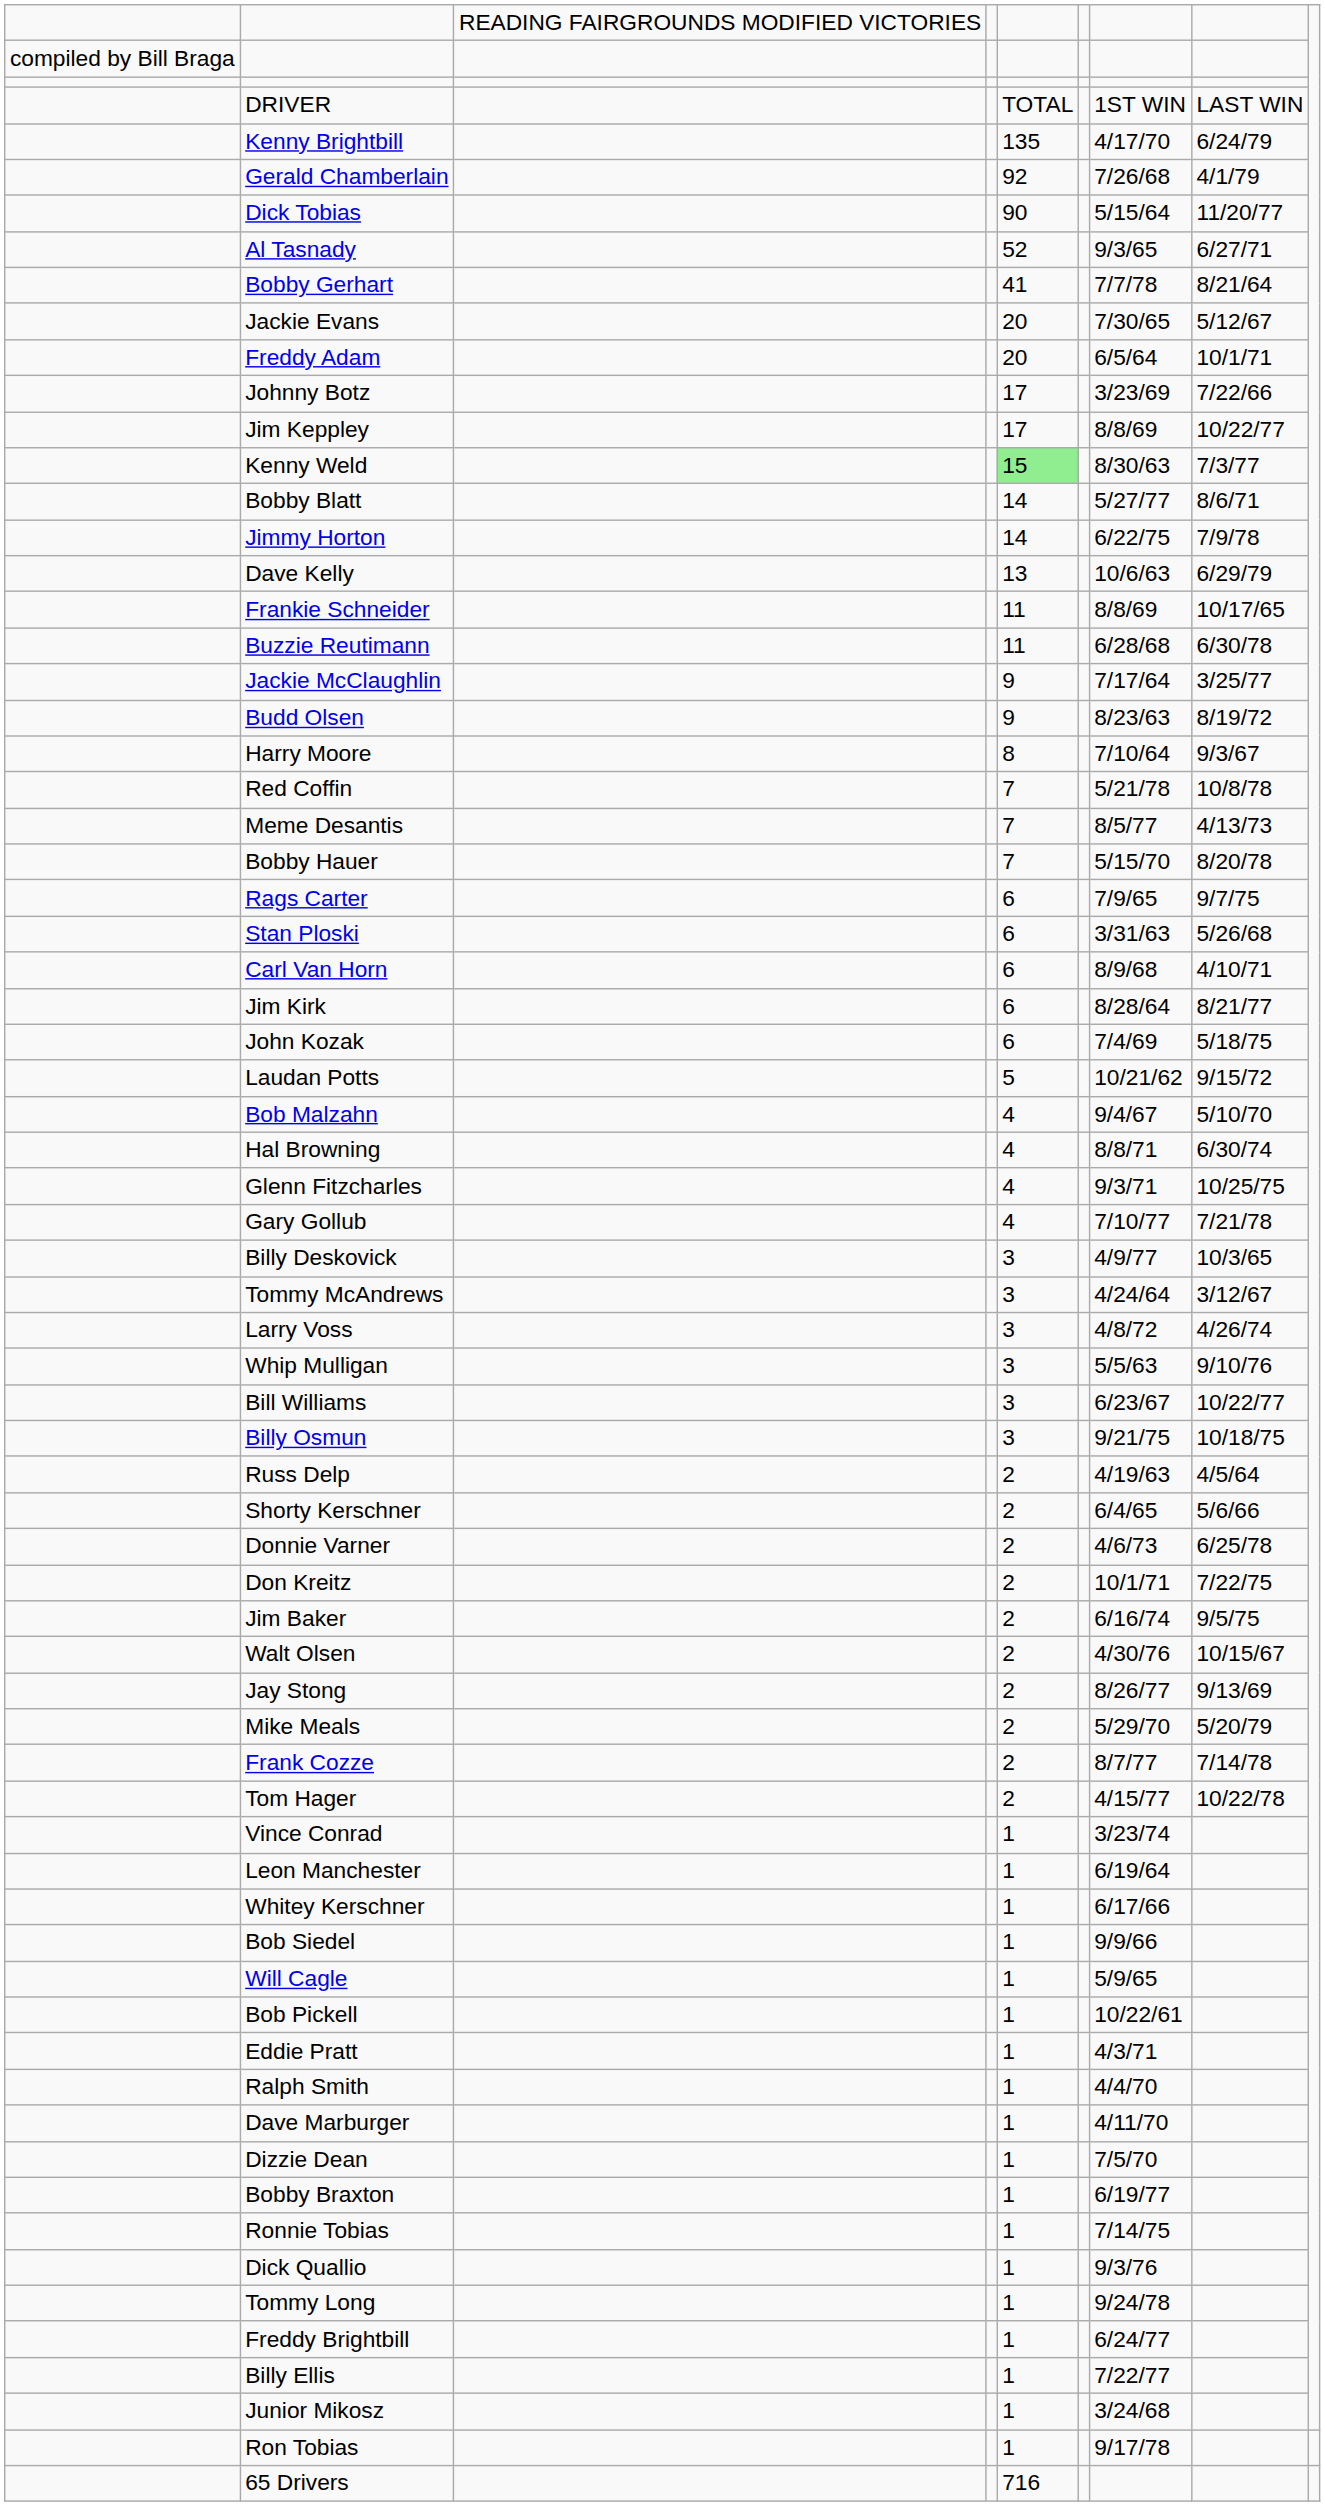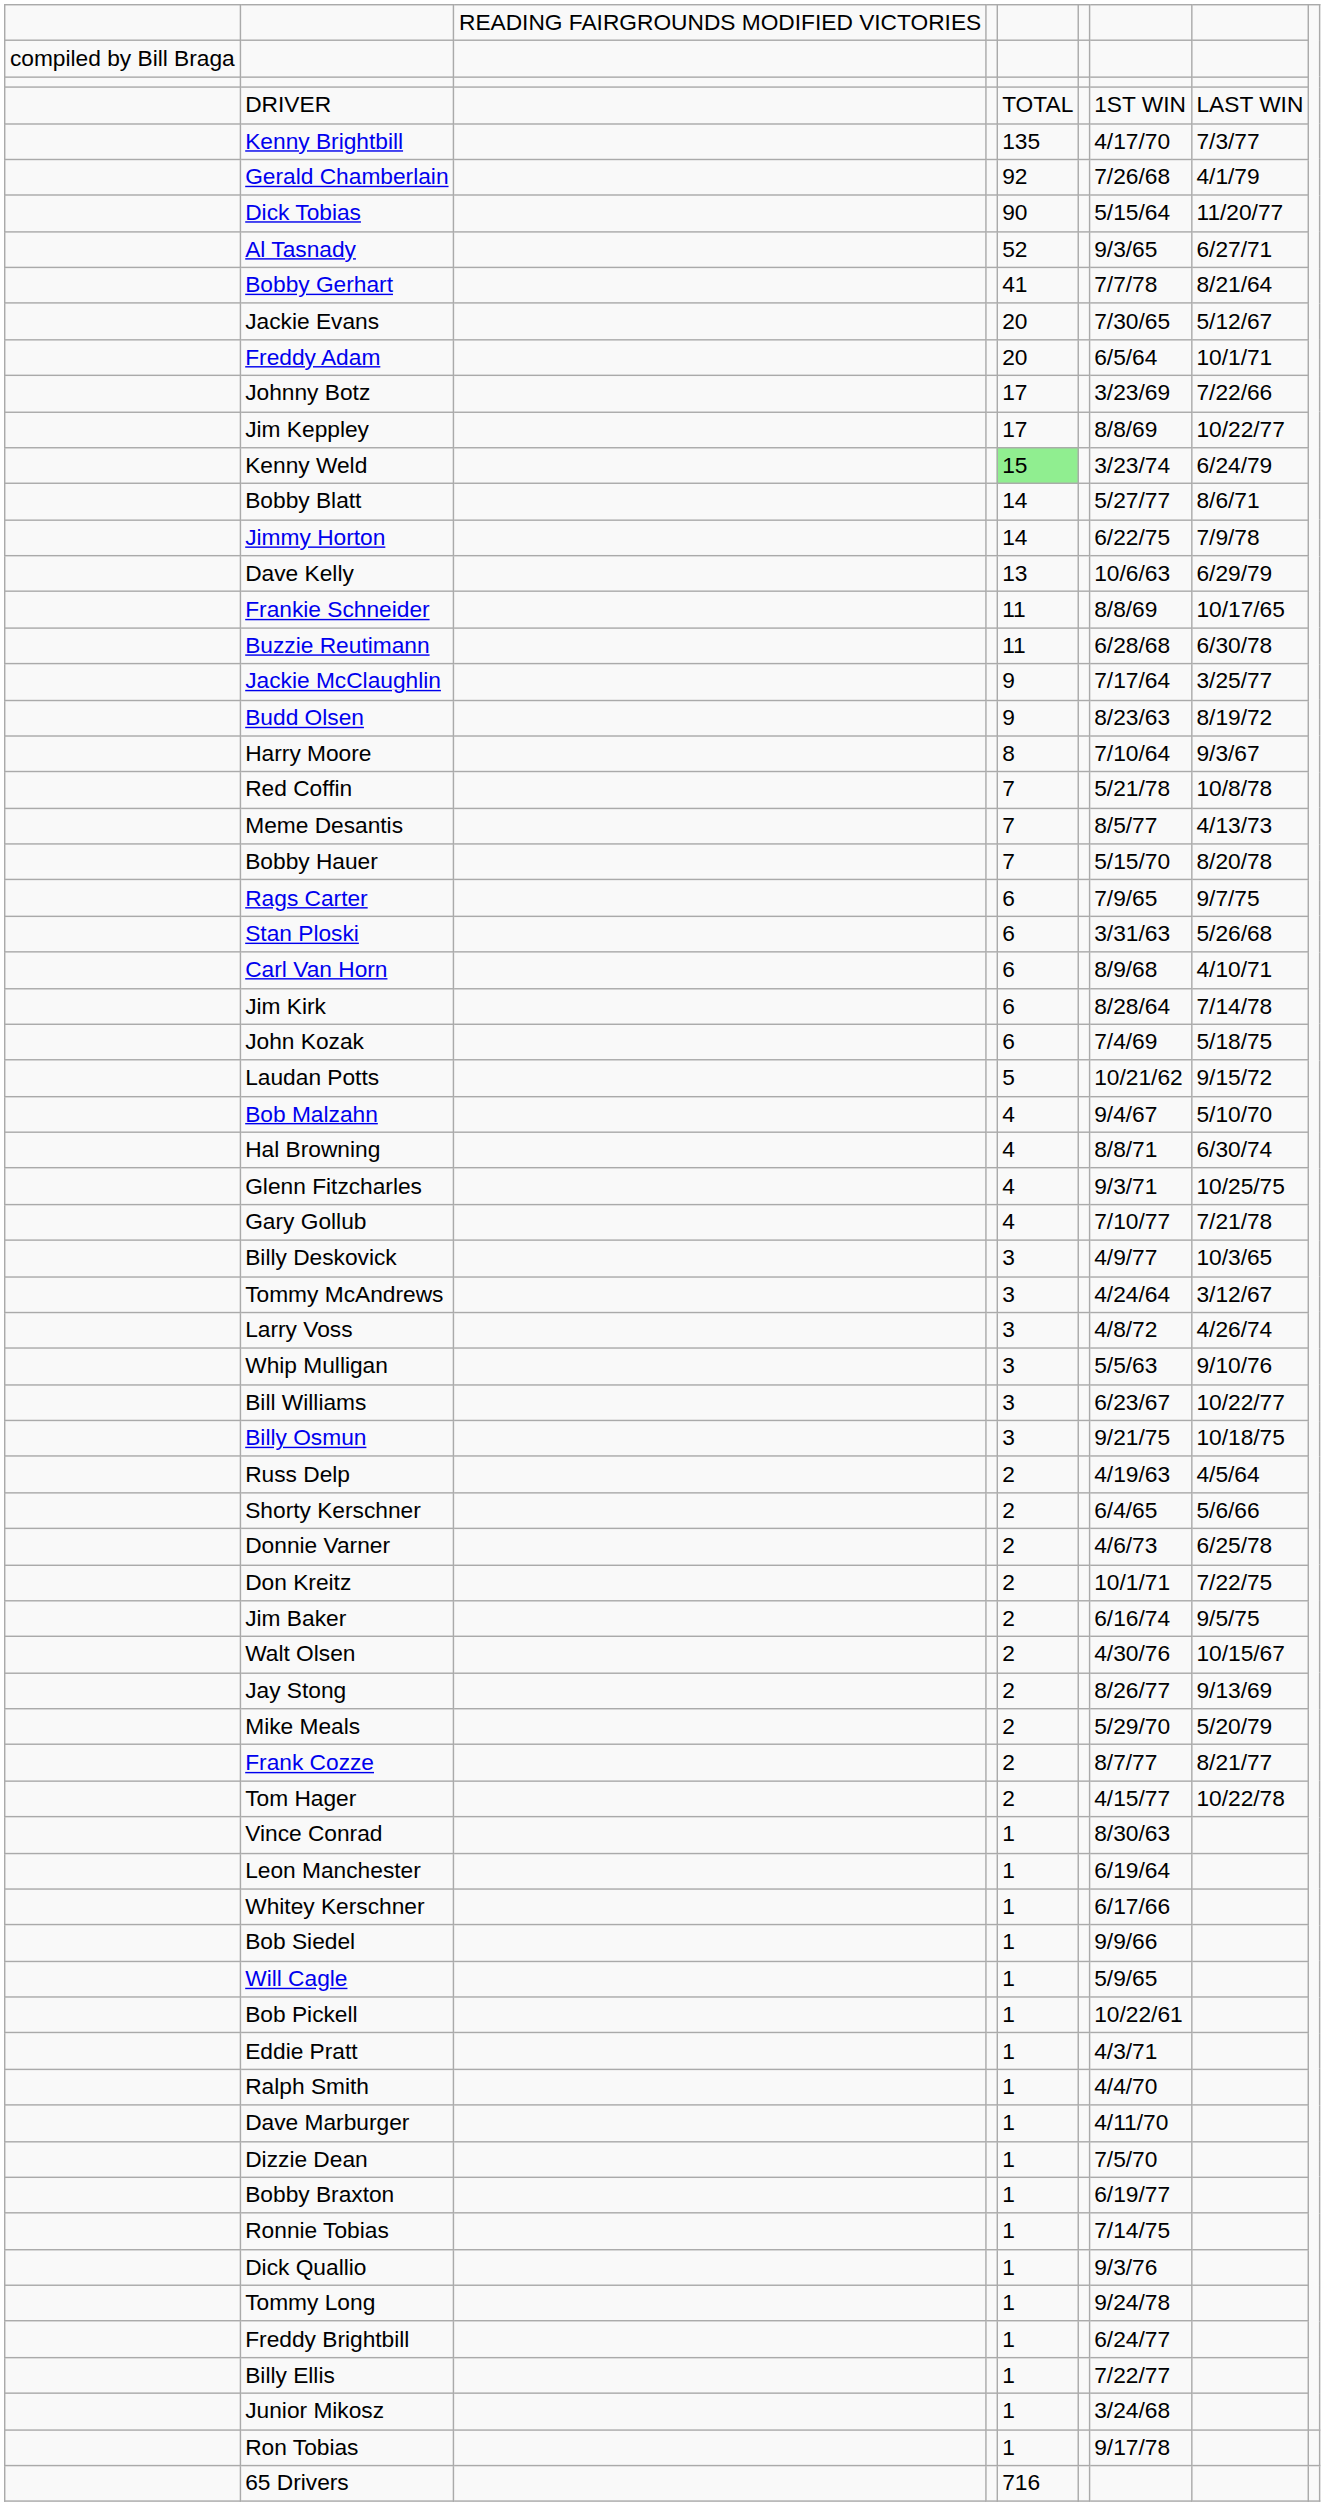(1234, 141) 6/24/79 -> (1228, 141) 7/3/77
(1132, 465) 8/30/63 -> (1132, 465) 3/23/74
(1228, 465) 7/3/77 -> (1234, 465) 6/24/79
(1234, 1005) 8/21/77 -> (1234, 1005) 7/14/78
(1234, 1762) 7/14/78 -> (1234, 1762) 8/21/77
(1132, 1834) 3/23/74 -> (1132, 1834) 8/30/63
